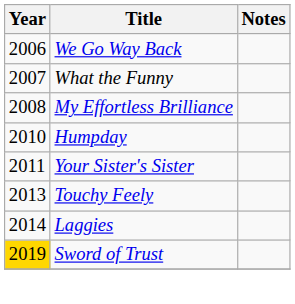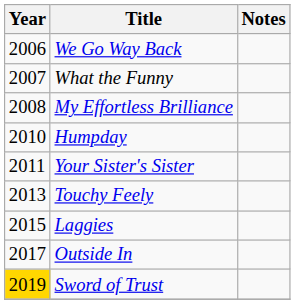(27, 225) 2014 -> (27, 225) 2015
+ row: (93, 254)
